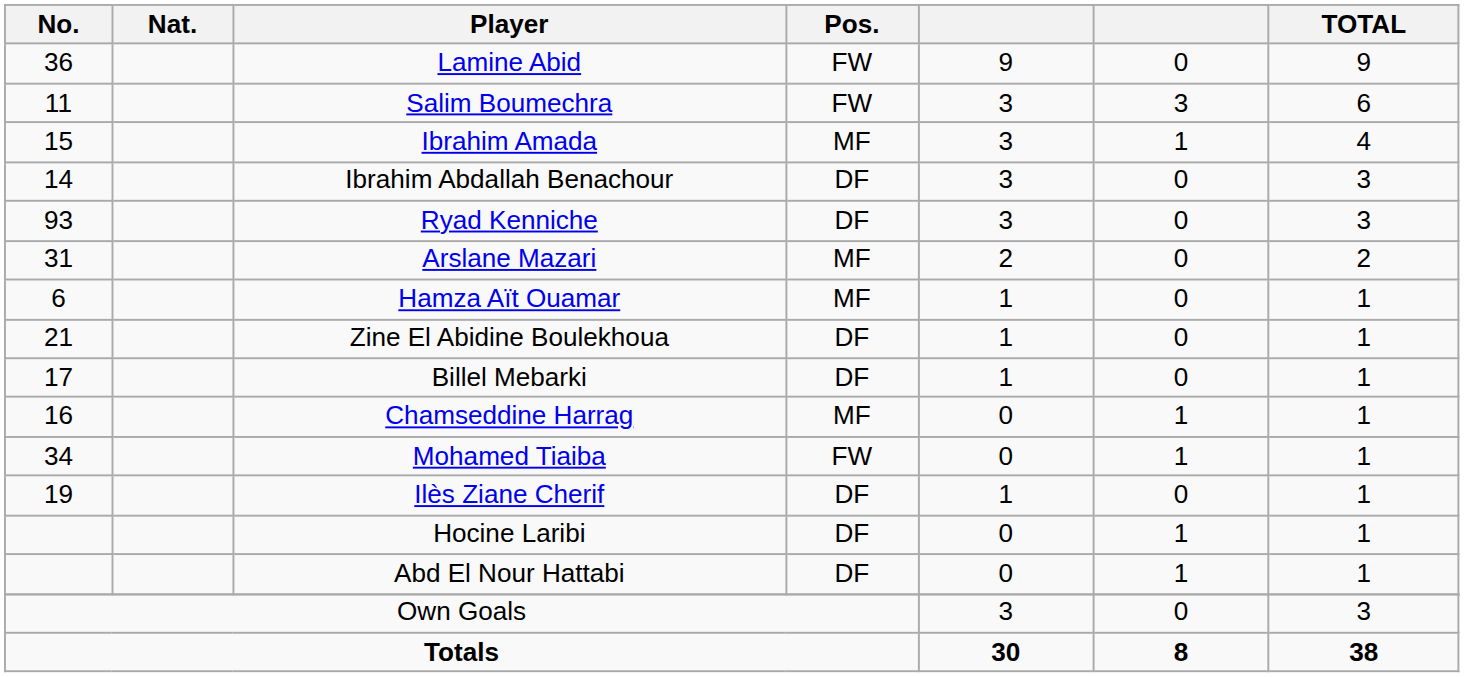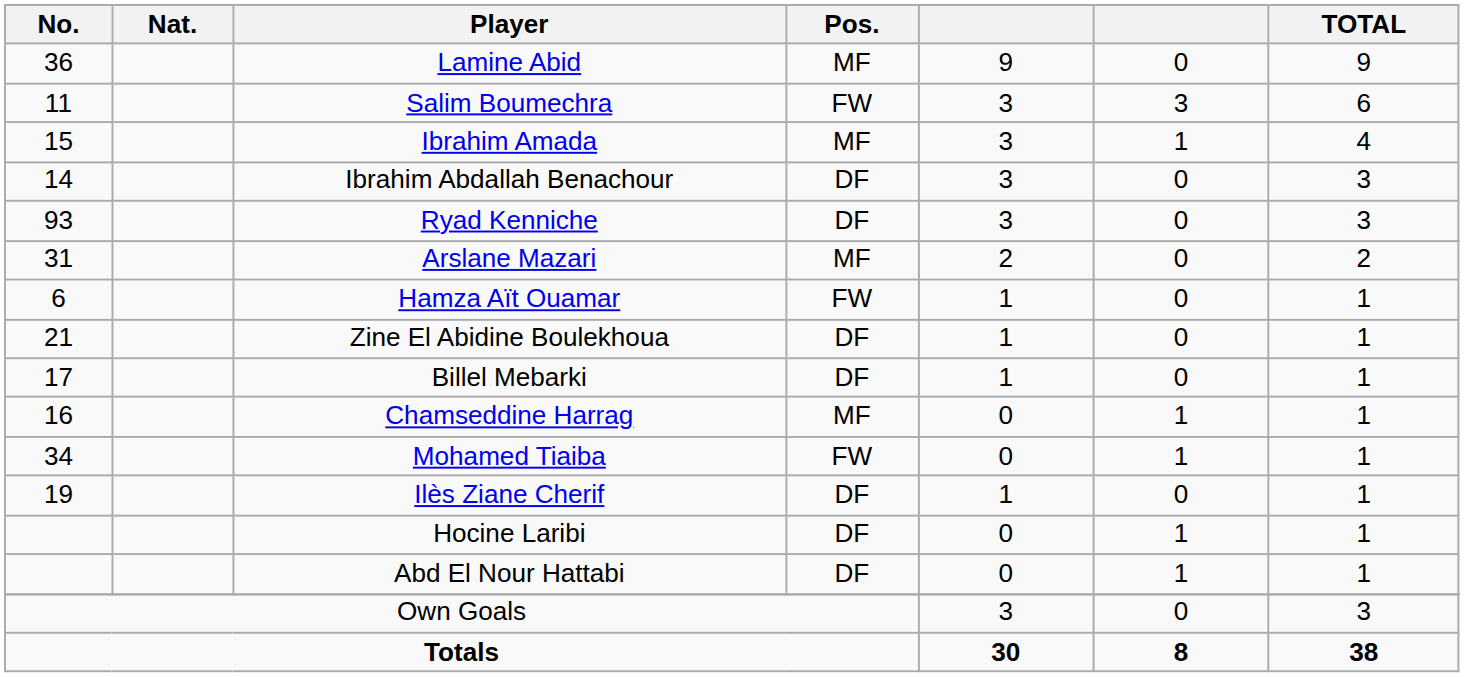(852, 62) FW -> (852, 62) MF
(852, 298) MF -> (852, 298) FW
